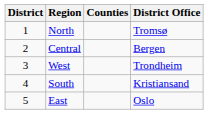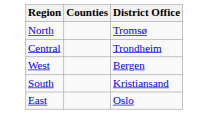- column: (25, 13)
(149, 48) Bergen -> (137, 48) Trondheim
(158, 65) Trondheim -> (129, 65) Bergen
